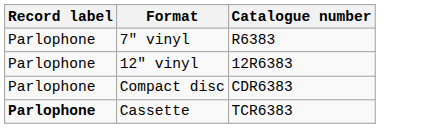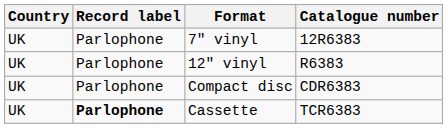+ column: (39, 16)
(253, 40) R6383 -> (330, 40) 12R6383
(262, 64) 12R6383 -> (322, 64) R6383
